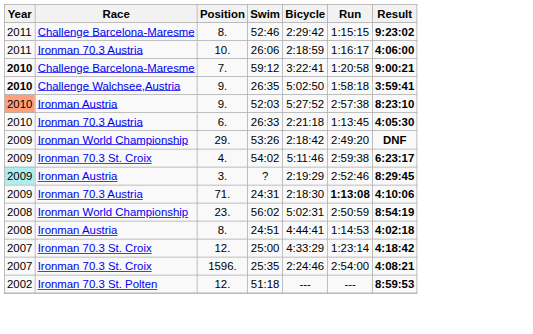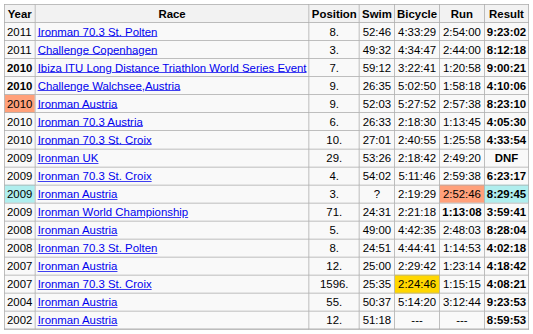(116, 32) Challenge Barcelona-Maresme -> (98, 32) Ironman 70.3 St. Polten
(305, 32) 2:29:42 -> (417, 32) 4:33:29
(350, 32) 1:15:15 -> (462, 32) 2:54:00
+ row: (377, 50)
- row: (265, 50)
(116, 68) Challenge Barcelona-Maresme -> (172, 68) Ibiza ITU Long Distance Triathlon World Series Event
(395, 86) 3:59:41 -> (507, 86) 4:10:06
(305, 122) 2:21:18 -> (417, 122) 2:18:30
+ row: (377, 140)
(113, 140) Ironman World Championship -> (68, 158) Ironman UK
(350, 176) no background -> (462, 194) lightsalmon background
(395, 176) no background -> (507, 194) paleturquoise background
(90, 194) Ironman 70.3 Austria -> (113, 212) Ironman World Championship
(305, 194) 2:18:30 -> (417, 212) 2:21:18
(395, 194) 4:10:06 -> (507, 212) 3:59:41
- row: (265, 212)
+ row: (377, 230)
(78, 230) Ironman Austria -> (98, 248) Ironman 70.3 St. Polten
(95, 248) Ironman 70.3 St. Croix -> (78, 266) Ironman Austria
(305, 248) 4:33:29 -> (417, 266) 2:29:42
(305, 266) no background -> (417, 284) gold background
(350, 266) 2:54:00 -> (462, 284) 1:15:15
+ row: (377, 302)
(98, 284) Ironman 70.3 St. Polten -> (78, 320) Ironman Austria
